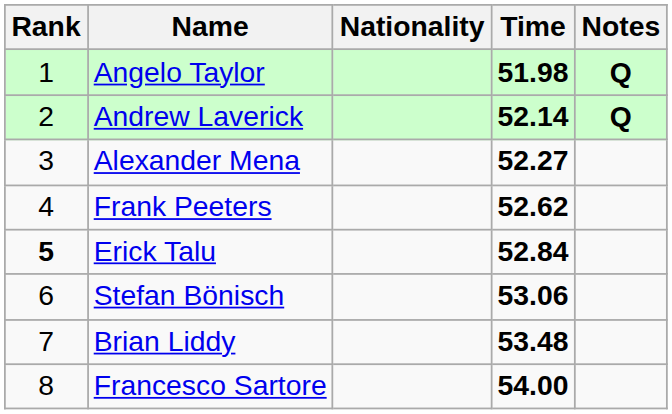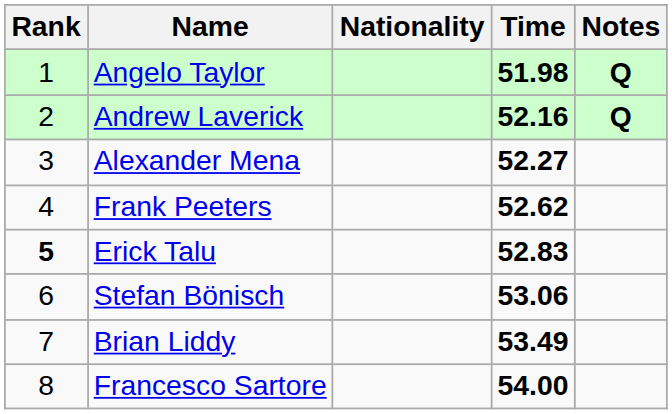(533, 116) 52.14 -> (533, 116) 52.16
(533, 251) 52.84 -> (533, 251) 52.83
(533, 341) 53.48 -> (533, 341) 53.49
